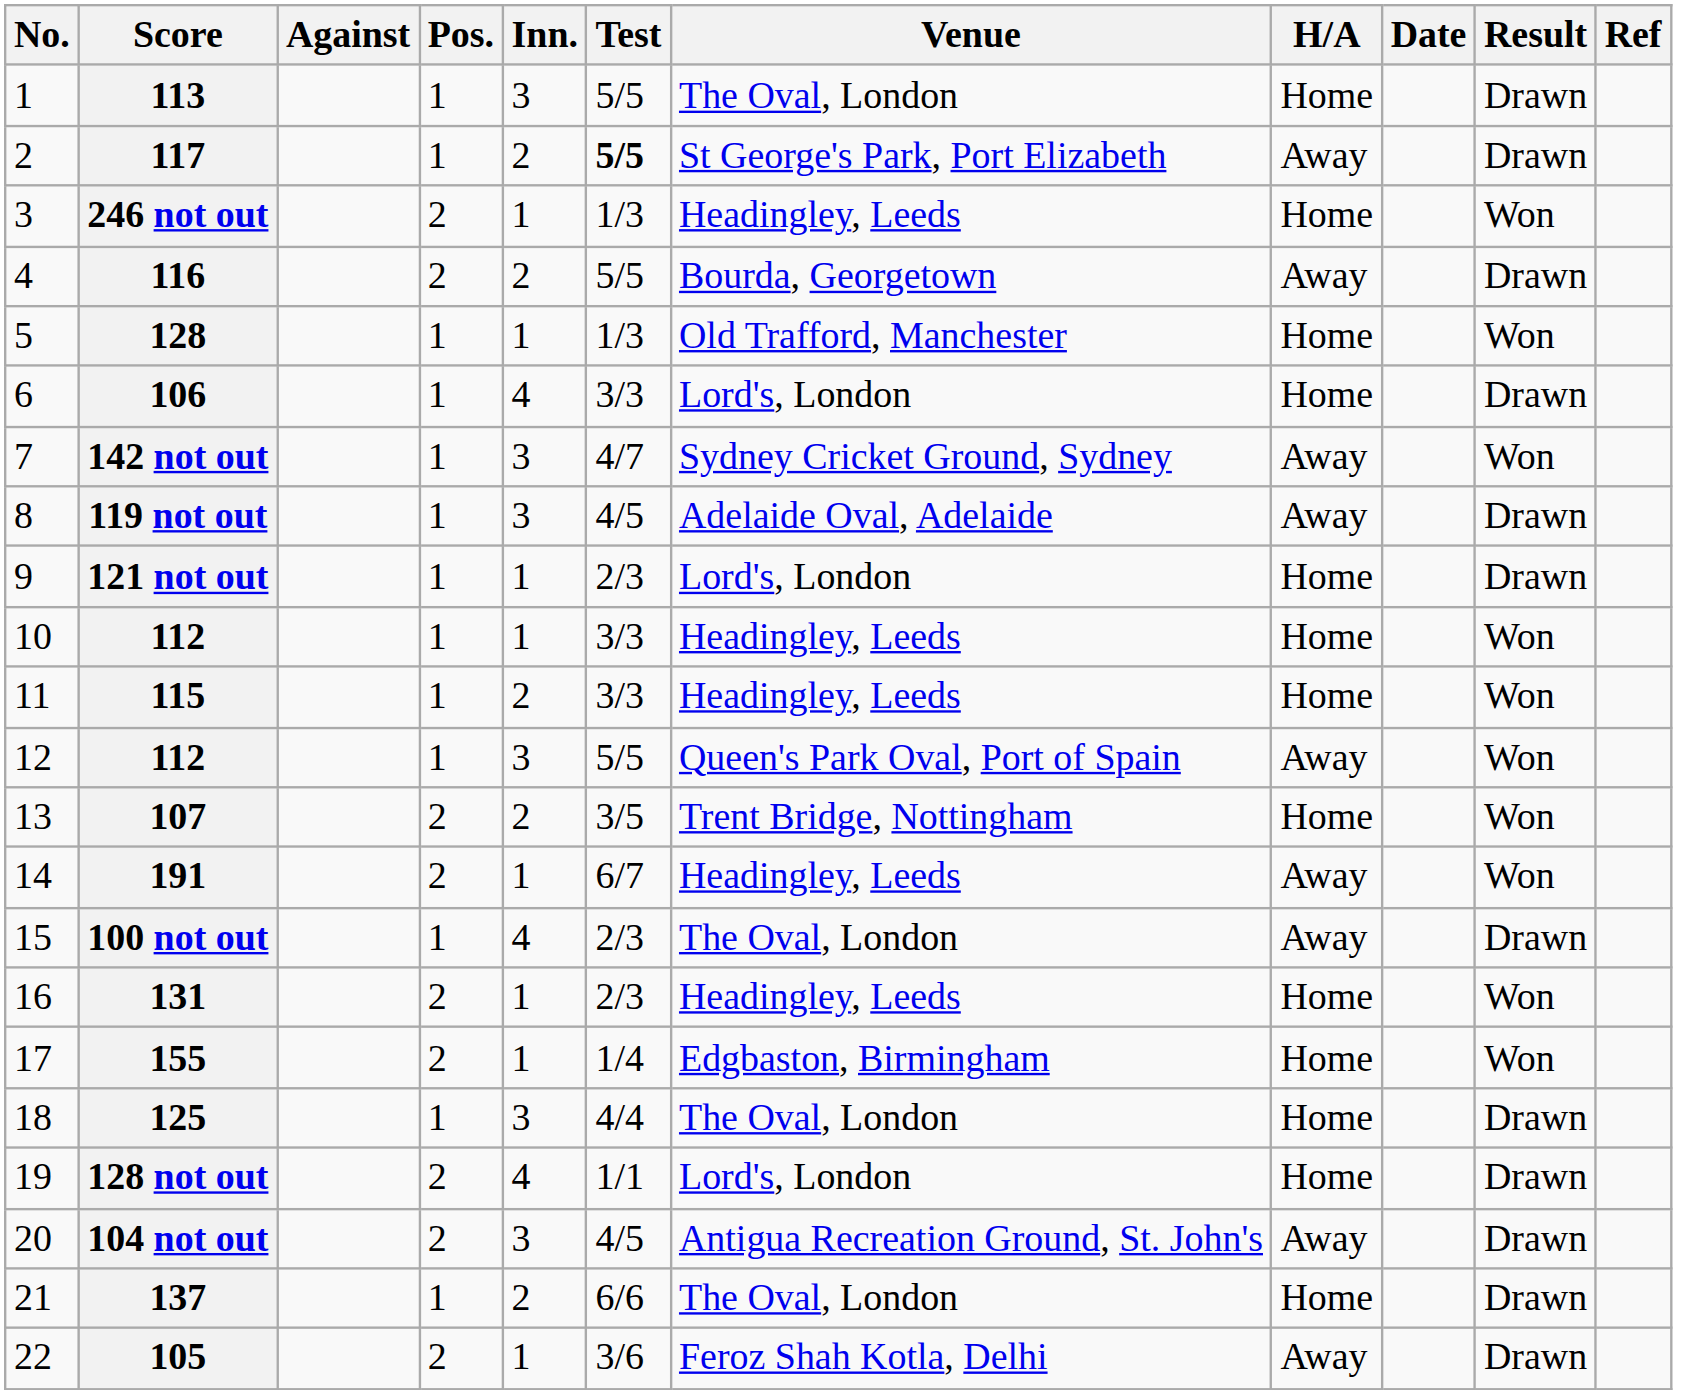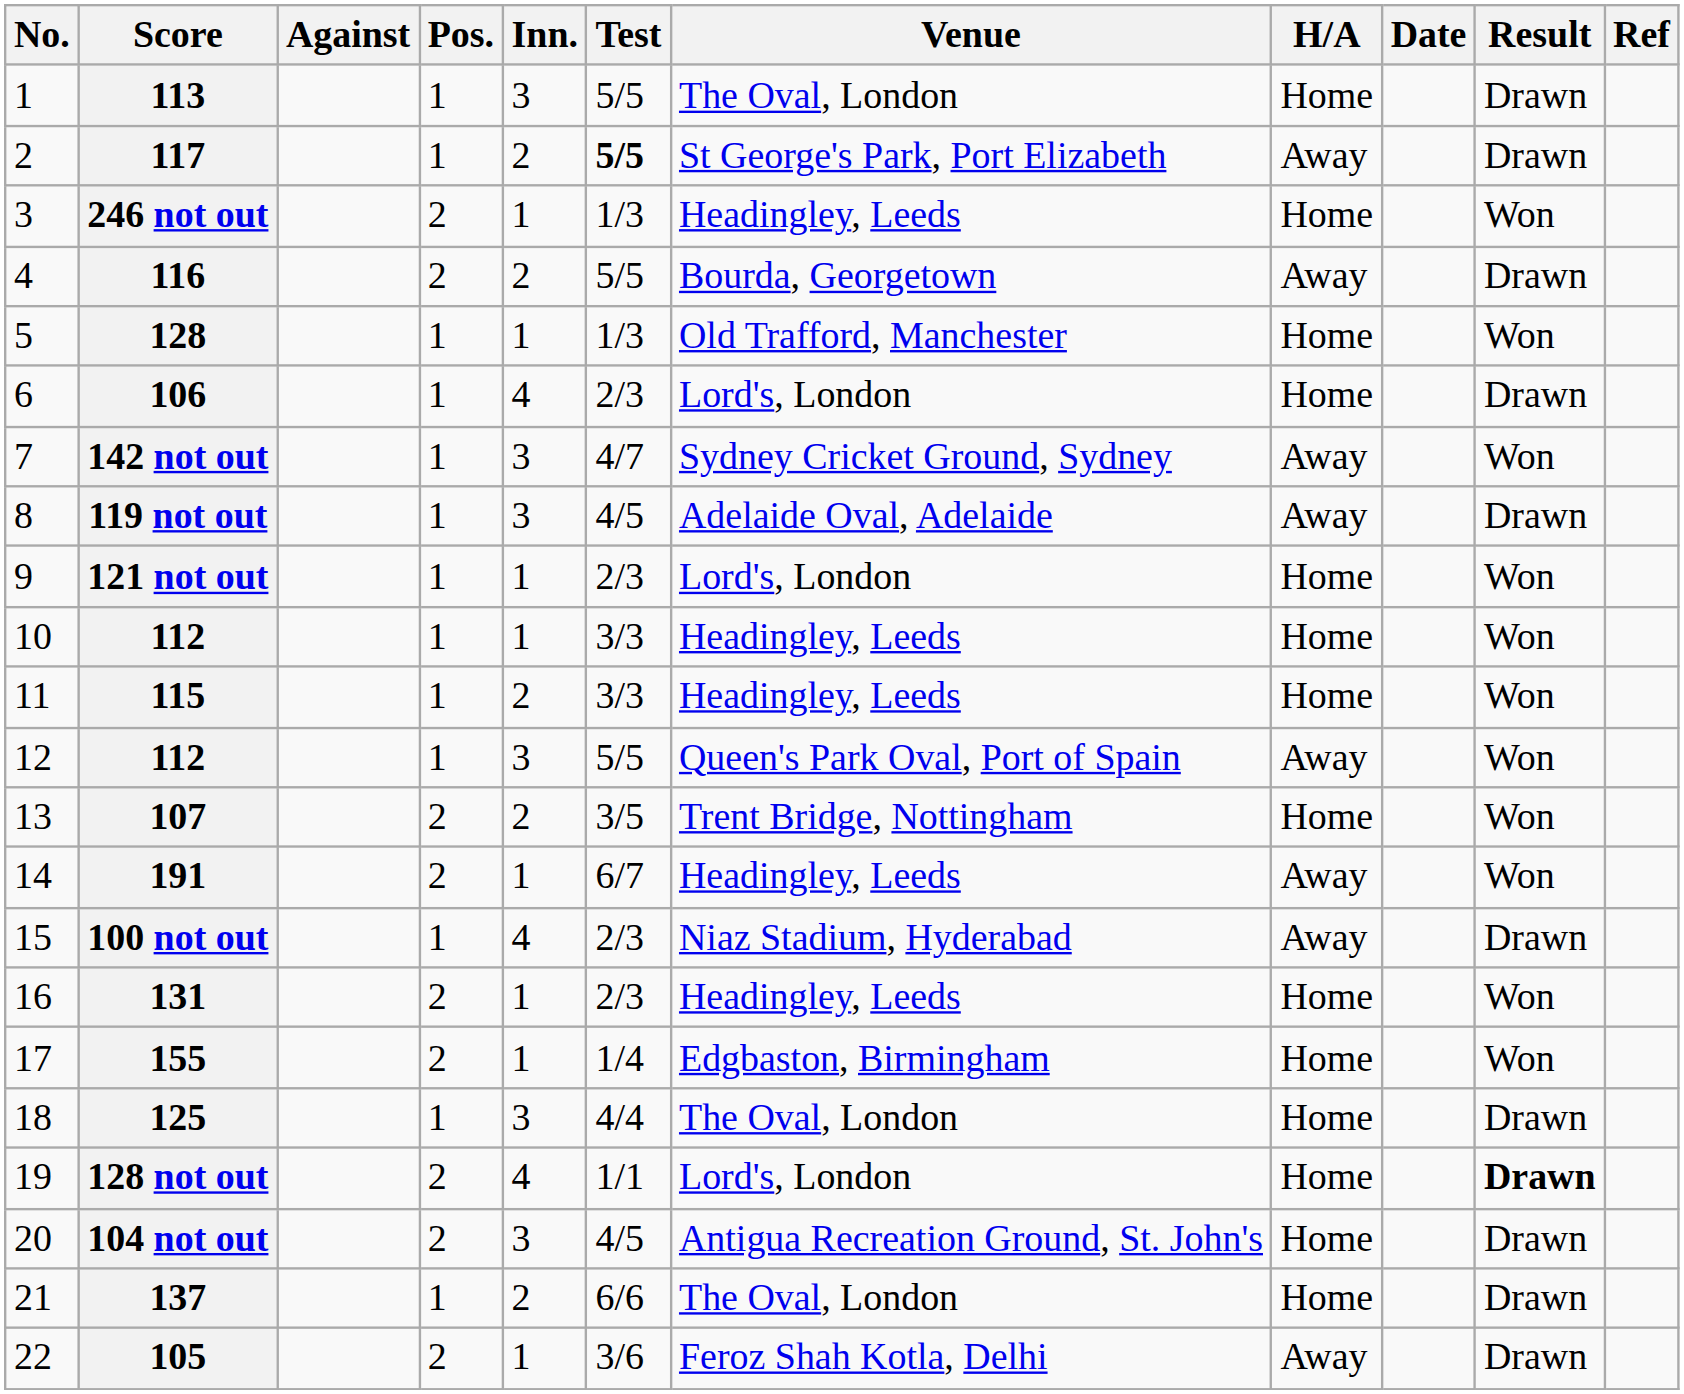(620, 395) 3/3 -> (620, 395) 2/3
(1536, 575) Drawn -> (1519, 575) Won
(819, 936) The Oval, London -> (875, 936) Niaz Stadium, Hyderabad
(1536, 1177) normal -> (1540, 1177) bold
(1324, 1237) Away -> (1327, 1237) Home
